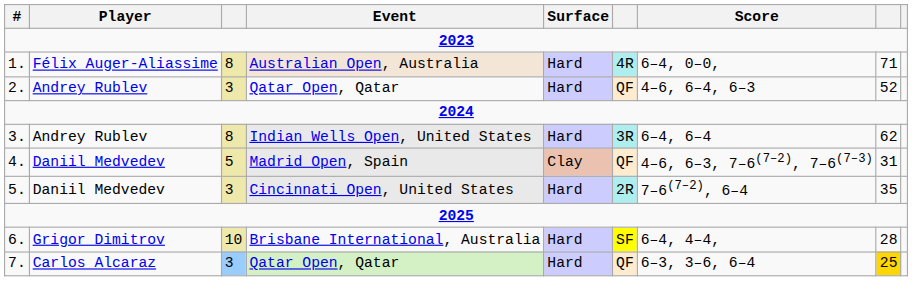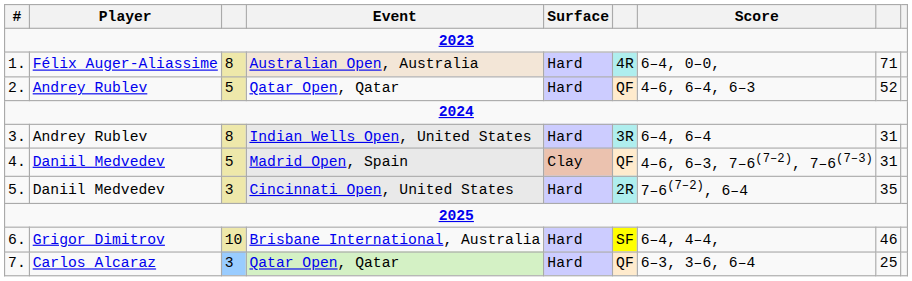(229, 88) 3 -> (229, 88) 5
(889, 136) 62 -> (889, 136) 31
(889, 240) 28 -> (889, 240) 46
(889, 263) gold background -> (889, 263) no background
